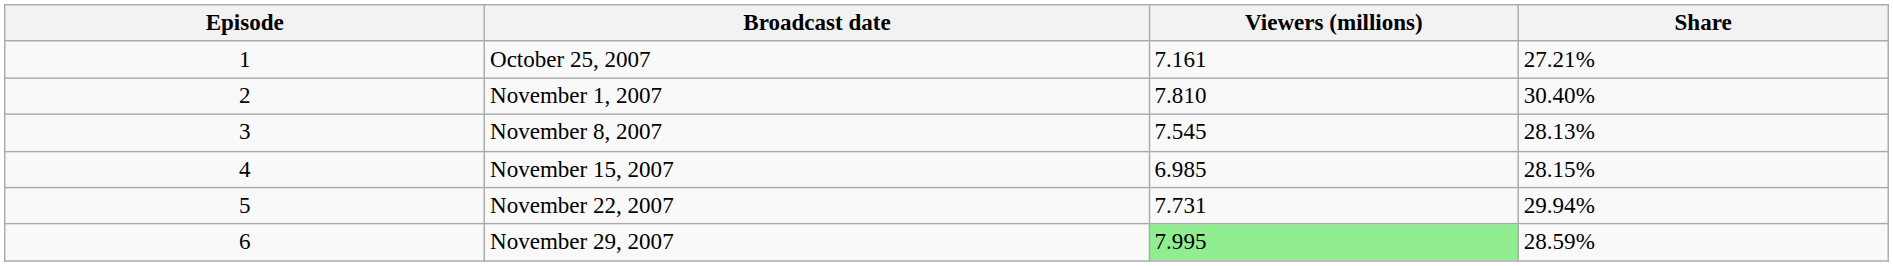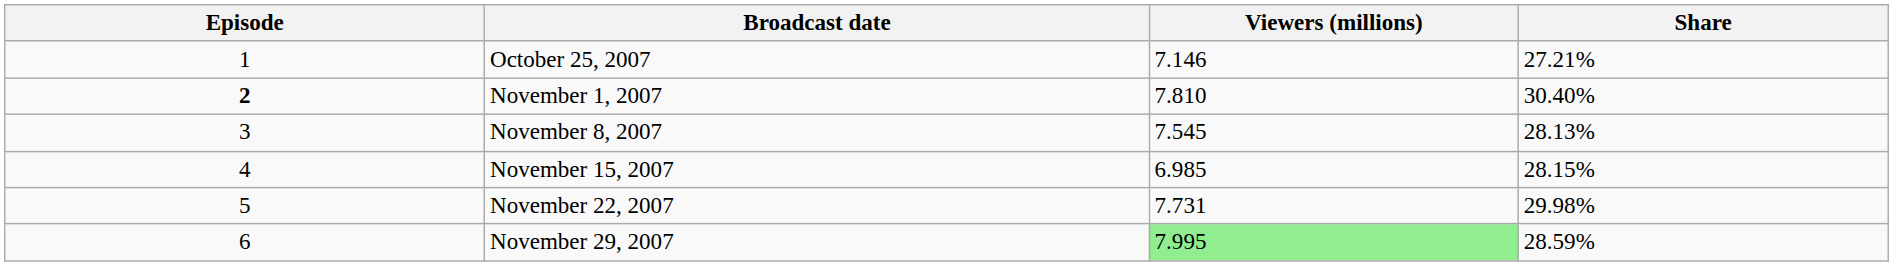(1181, 59) 7.161 -> (1181, 59) 7.146
(245, 95) normal -> (245, 95) bold
(1559, 205) 29.94% -> (1559, 205) 29.98%
